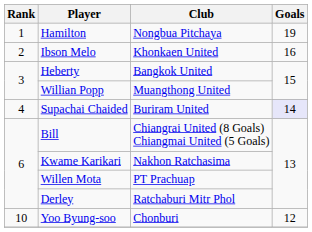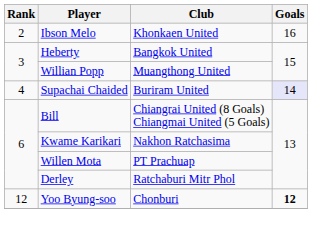- row: (63, 33)
(21, 217) 10 -> (21, 198) 12
(290, 217) normal -> (290, 198) bold
